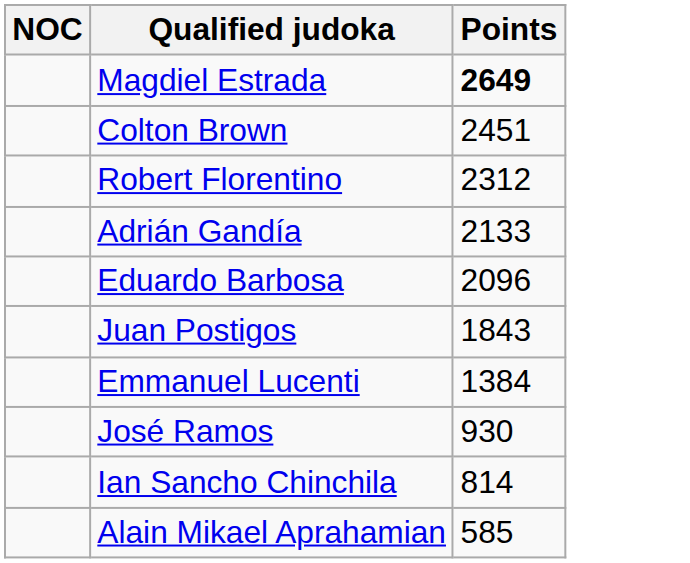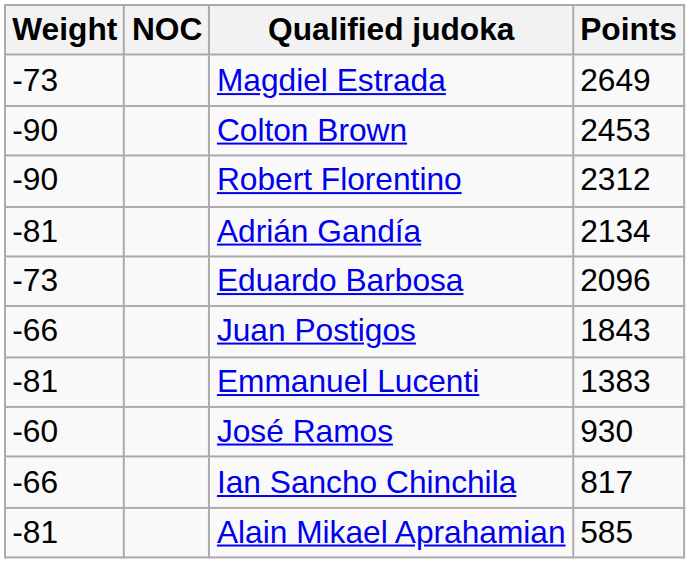+ column: (65, 29)
(496, 79) bold -> (615, 79) normal
(496, 130) 2451 -> (615, 130) 2453
(496, 230) 2133 -> (615, 230) 2134
(496, 381) 1384 -> (615, 381) 1383
(487, 481) 814 -> (607, 481) 817
